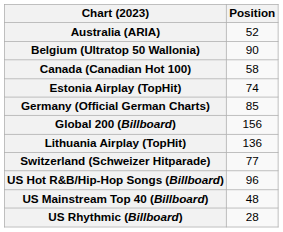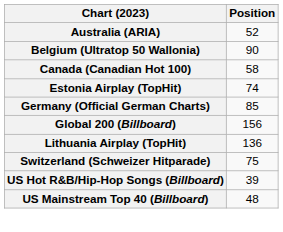(252, 161) 77 -> (252, 161) 75
(252, 180) 96 -> (252, 180) 39
- row: (115, 217)
